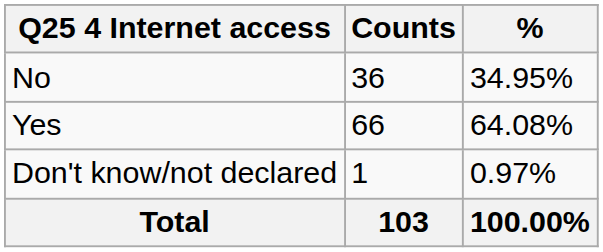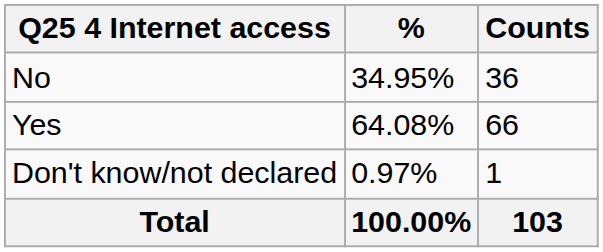columns swapped: (404, 28) <-> (530, 28)
